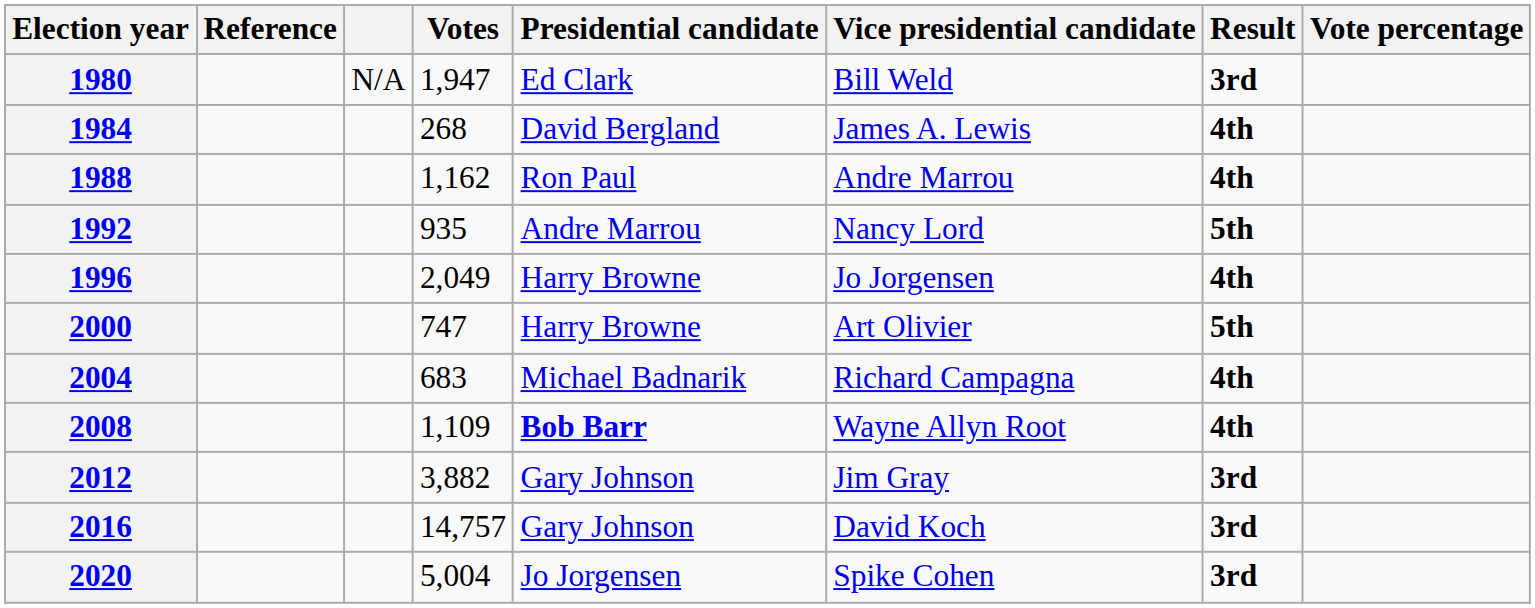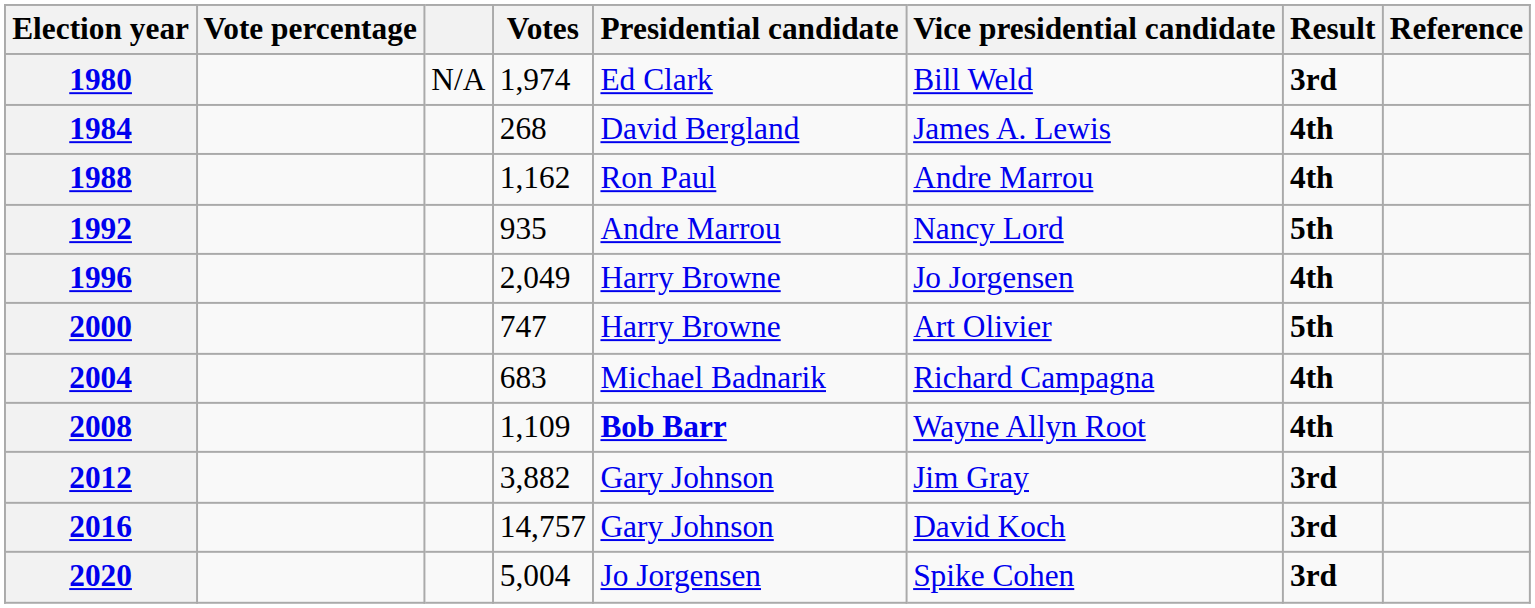columns swapped: (1417, 29) <-> (270, 29)
(455, 79) 1,947 -> (535, 79) 1,974
